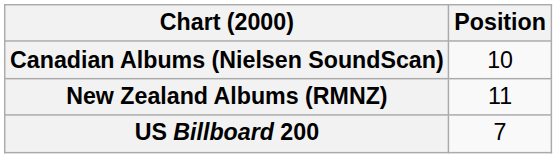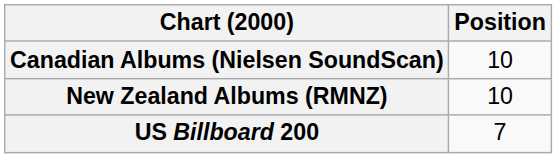(500, 96) 11 -> (500, 96) 10
